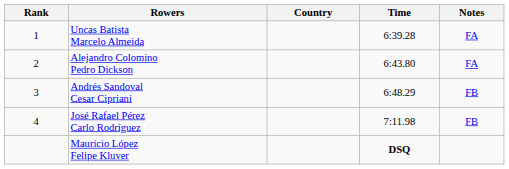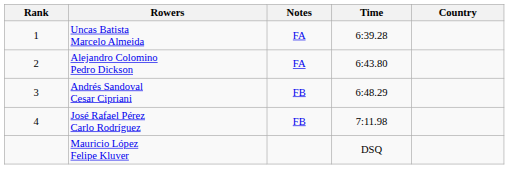columns swapped: (313, 12) <-> (472, 12)
(399, 150) bold -> (372, 150) normal
